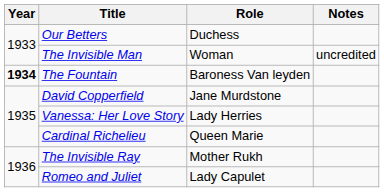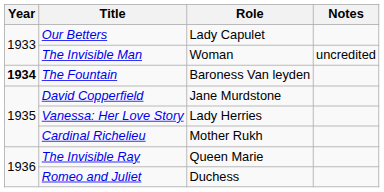(214, 34) Duchess -> (227, 34) Lady Capulet
(226, 136) Queen Marie -> (226, 136) Mother Rukh
(226, 156) Mother Rukh -> (226, 156) Queen Marie
(227, 177) Lady Capulet -> (214, 177) Duchess
